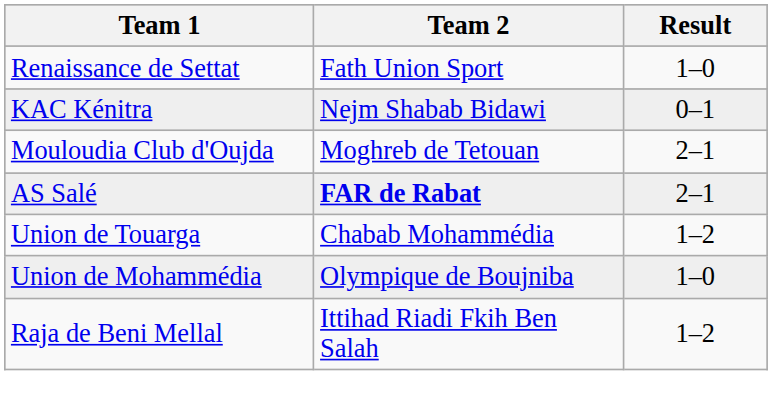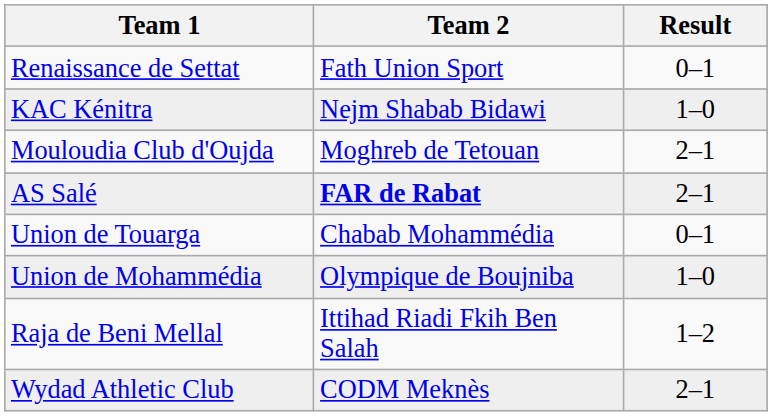(695, 67) 1–0 -> (695, 67) 0–1
(695, 109) 0–1 -> (695, 109) 1–0
(695, 234) 1–2 -> (695, 234) 0–1
+ row: (122, 390)
